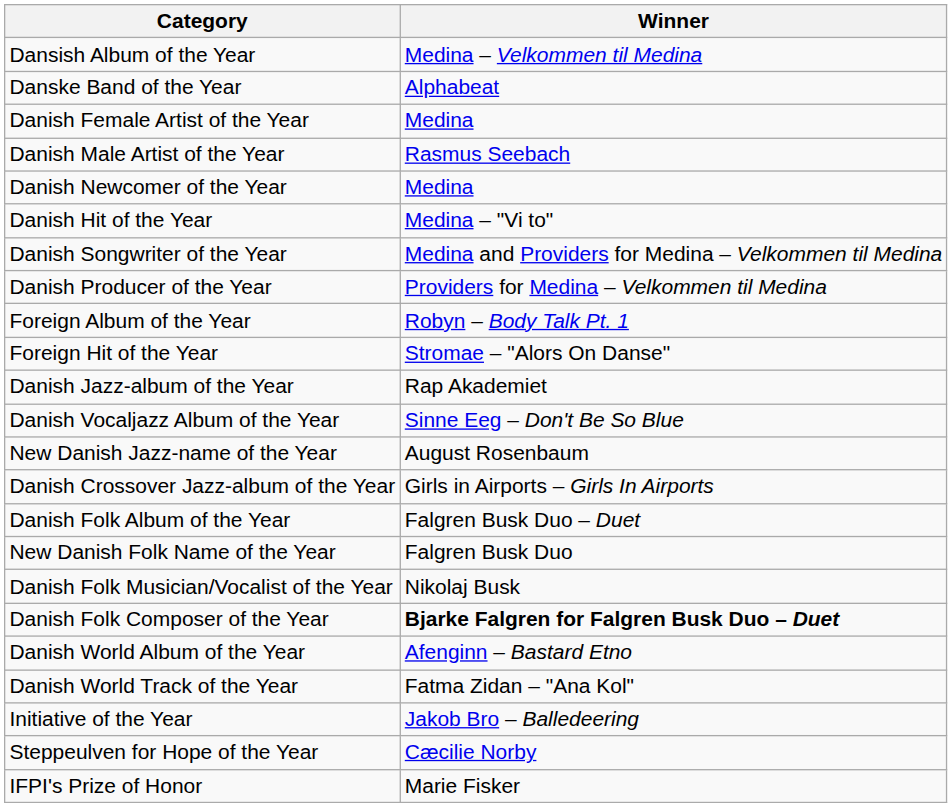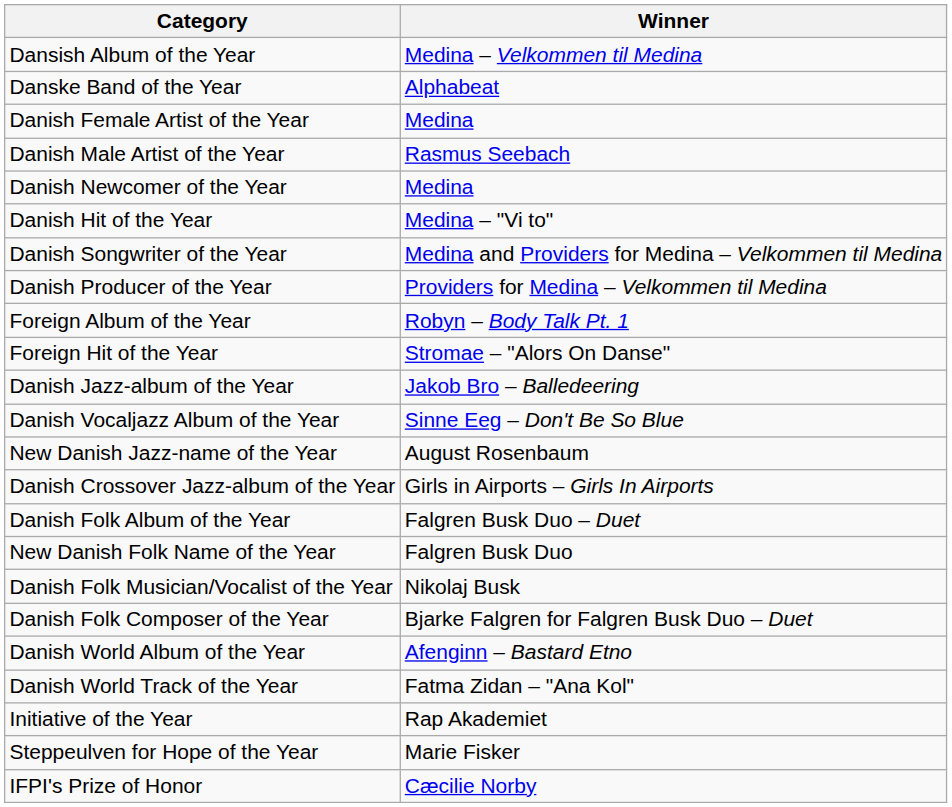(476, 386) Rap Akademiet -> (522, 386) Jakob Bro – Balledeering
(622, 619) bold -> (609, 619) normal
(522, 719) Jakob Bro – Balledeering -> (476, 719) Rap Akademiet
(471, 752) Cæcilie Norby -> (462, 752) Marie Fisker
(462, 785) Marie Fisker -> (471, 785) Cæcilie Norby
